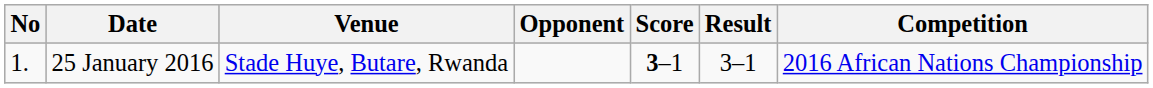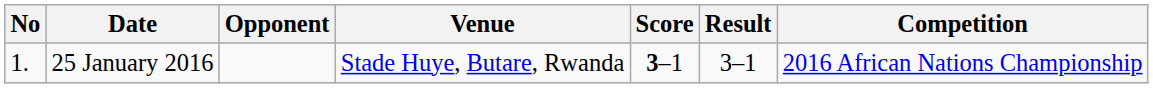columns swapped: (366, 23) <-> (572, 23)
